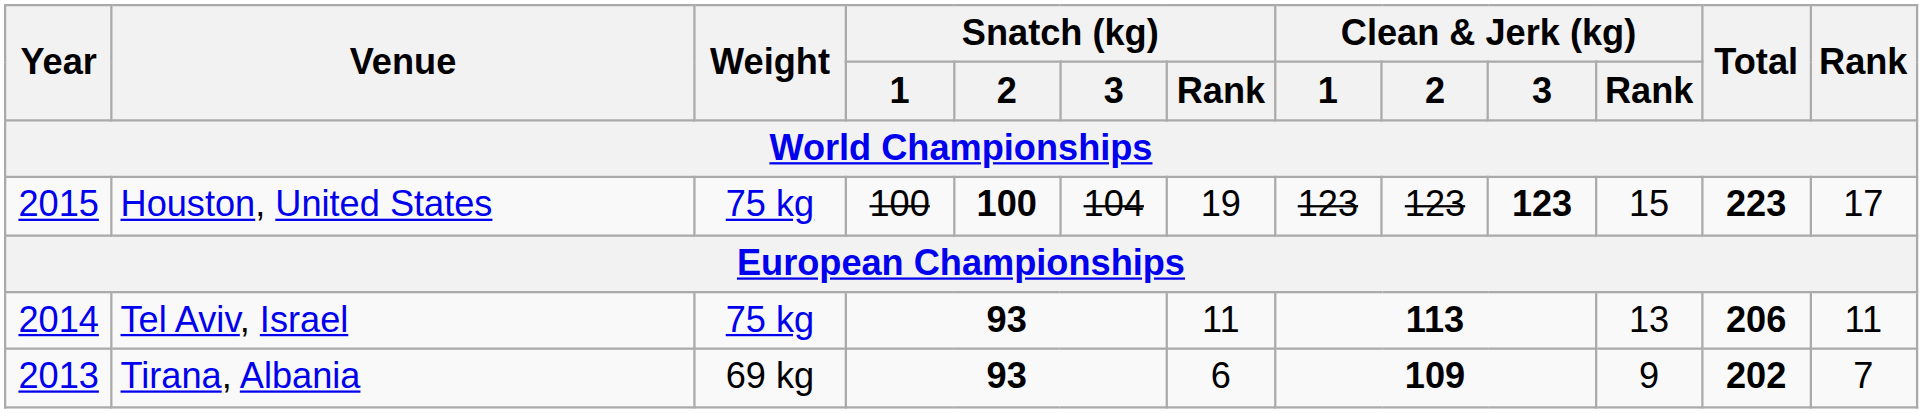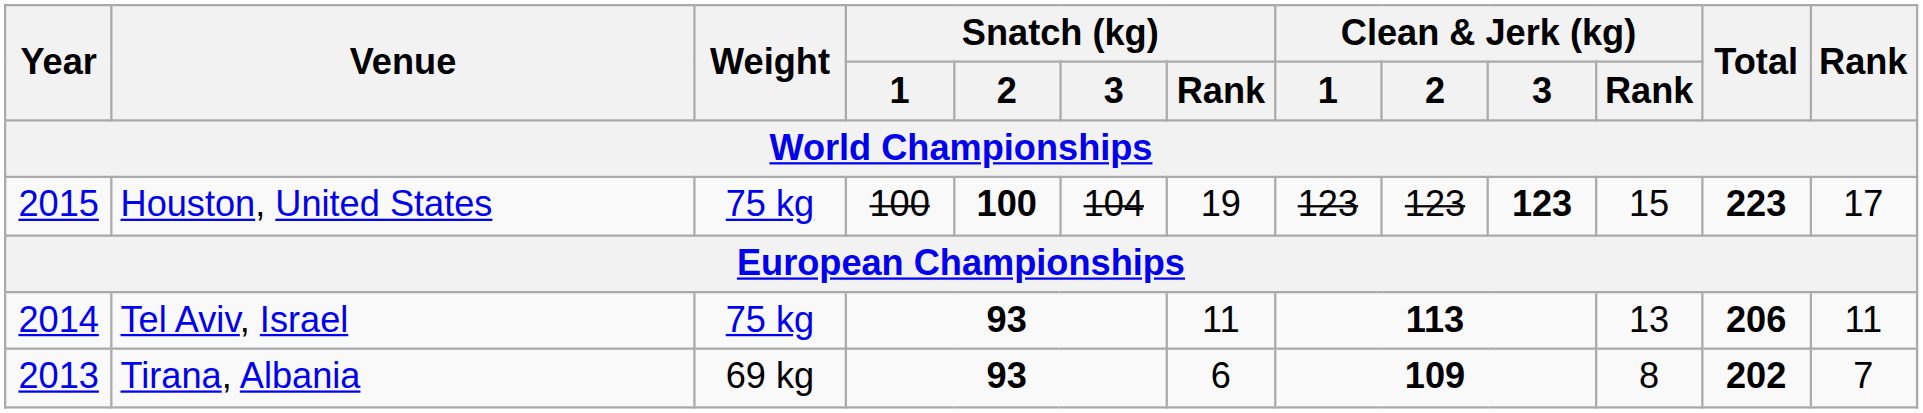(1649, 377) 9 -> (1649, 377) 8
